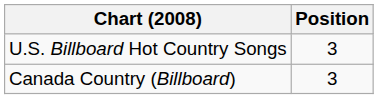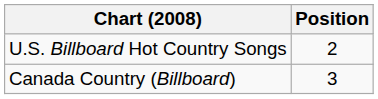(332, 49) 3 -> (332, 49) 2
